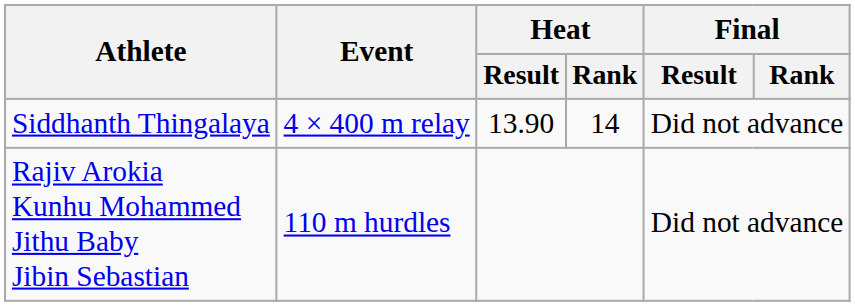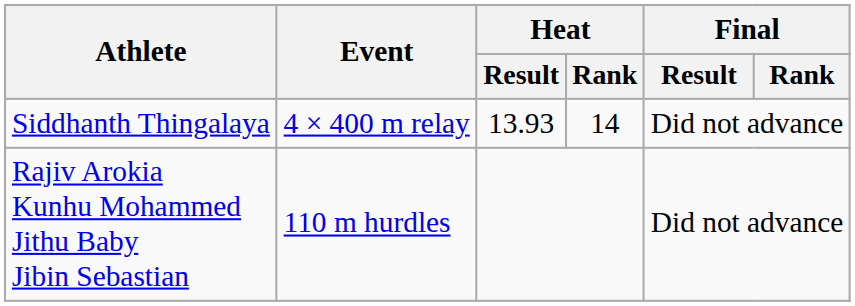(521, 123) 13.90 -> (521, 123) 13.93
